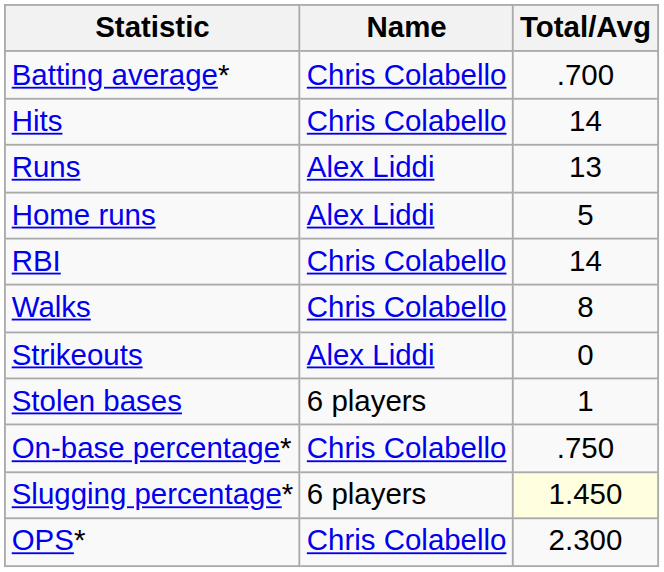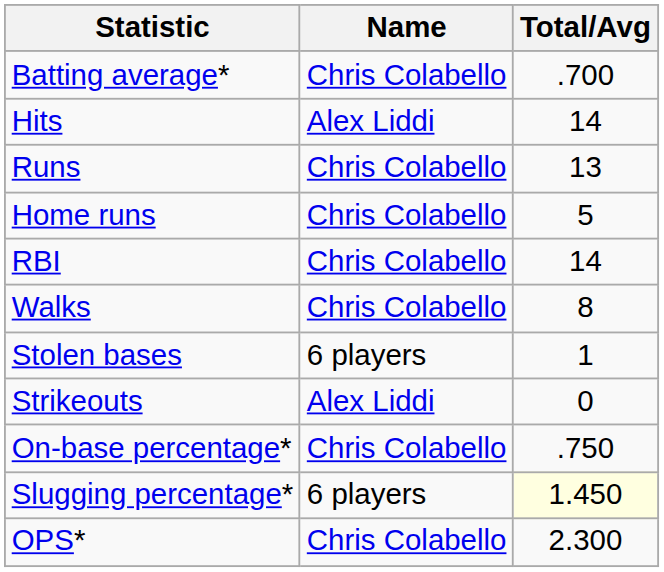(407, 121) Chris Colabello -> (371, 121) Alex Liddi
(371, 167) Alex Liddi -> (407, 167) Chris Colabello
(371, 214) Alex Liddi -> (407, 214) Chris Colabello
rows swapped: (77, 354) <-> (97, 401)
